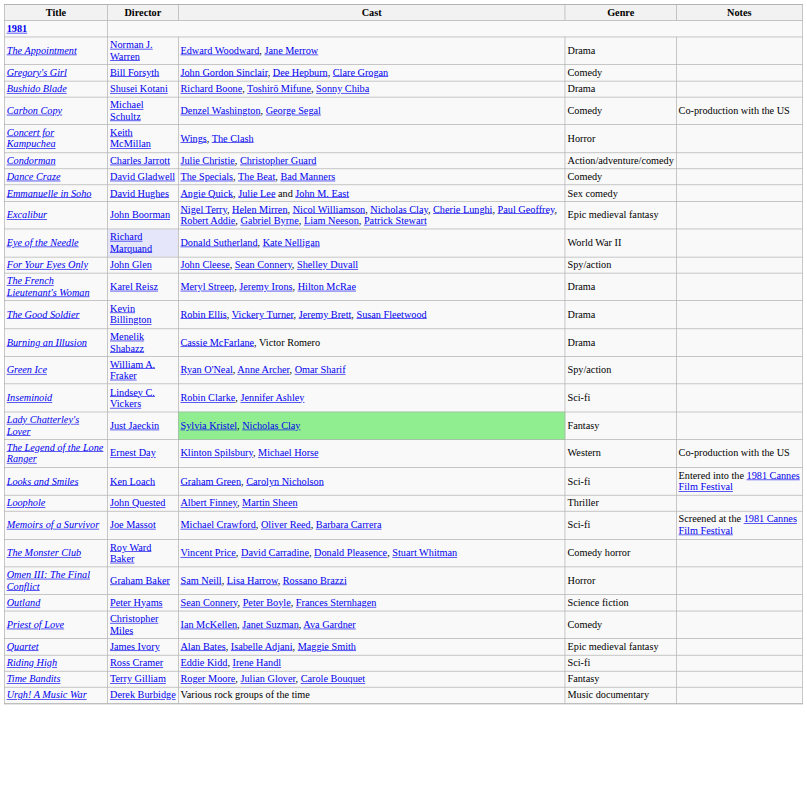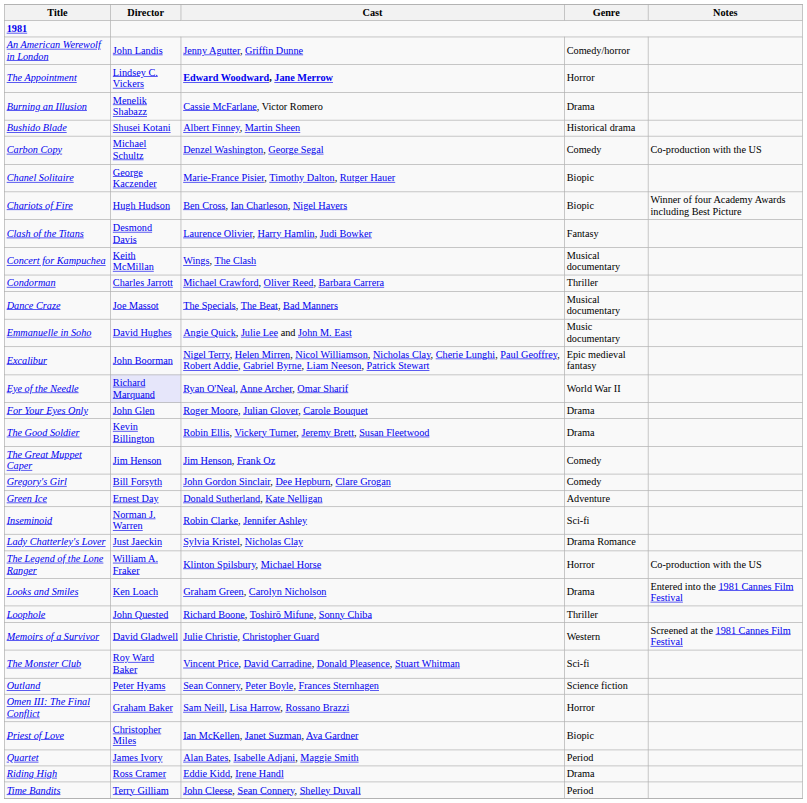+ row: (54, 50)
(131, 50) Norman J. Warren -> (135, 78) Lindsey C. Vickers
(249, 50) normal -> (258, 78) bold
(581, 50) Drama -> (581, 78) Horror
rows swapped: (47, 342) <-> (37, 72)
(275, 89) Richard Boone, Toshirō Mifune, Sonny Chiba -> (242, 128) Albert Finney, Martin Sheen
(581, 89) Drama -> (601, 128) Historical drama
+ row: (40, 178)
+ row: (40, 205)
+ row: (45, 233)
(581, 138) Horror -> (593, 261) Musical documentary
(248, 160) Julie Christie, Christopher Guard -> (284, 283) Michael Crawford, Oliver Reed, Barbara Carrera
(621, 160) Action/adventure/comedy -> (582, 283) Thriller
(143, 177) David Gladwell -> (136, 305) Joe Massot
(585, 177) Comedy -> (593, 305) Musical documentary
(593, 193) Sex comedy -> (593, 333) Music documentary
(250, 243) Donald Sutherland, Kate Nelligan -> (266, 388) Ryan O'Neal, Anne Archer, Omar Sharif
(269, 265) John Cleese, Sean Connery, Shelley Duvall -> (276, 410) Roger Moore, Julian Glover, Carole Bouquet
(589, 265) Spy/action -> (581, 410) Drama
- row: (48, 287)
+ row: (44, 460)
(133, 370) William A. Fraker -> (136, 498) Ernest Day
(263, 370) Ryan O'Neal, Anne Archer, Omar Sharif -> (253, 498) Donald Sutherland, Kate Nelligan
(589, 370) Spy/action -> (588, 498) Adventure
(132, 398) Lindsey C. Vickers -> (134, 520) Norman J. Warren
(240, 425) lightgreen background -> (243, 542) no background
(583, 425) Fantasy -> (601, 542) Drama Romance
(133, 453) Ernest Day -> (135, 564) William A. Fraker
(584, 453) Western -> (581, 564) Horror
(579, 481) Sci-fi -> (581, 592) Drama
(239, 503) Albert Finney, Martin Sheen -> (278, 614) Richard Boone, Toshirō Mifune, Sonny Chiba
(133, 525) Joe Massot -> (145, 636) David Gladwell
(281, 525) Michael Crawford, Oliver Reed, Barbara Carrera -> (251, 636) Julie Christie, Christopher Guard
(579, 525) Sci-fi -> (583, 636) Western
(599, 553) Comedy horror -> (578, 664) Sci-fi
rows swapped: (48, 580) <-> (23, 602)
(585, 624) Comedy -> (580, 735) Biopic
(613, 646) Epic medieval fantasy -> (580, 757) Period
(579, 663) Sci-fi -> (581, 774) Drama
(273, 679) Roger Moore, Julian Glover, Carole Bouquet -> (272, 790) John Cleese, Sean Connery, Shelley Duvall
(583, 679) Fantasy -> (580, 790) Period
- row: (47, 695)
